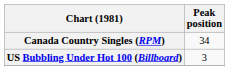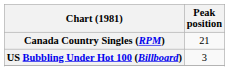(204, 40) 34 -> (204, 40) 21
